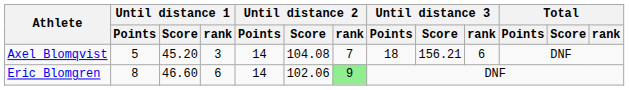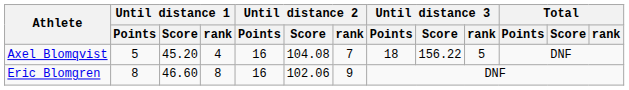(218, 54) 3 -> (218, 54) 4
(259, 54) 14 -> (259, 54) 16
(440, 54) 156.21 -> (440, 54) 156.22
(481, 54) 6 -> (481, 54) 5
(218, 74) 6 -> (218, 74) 8
(259, 74) 14 -> (259, 74) 16
(350, 74) lightgreen background -> (350, 74) no background
